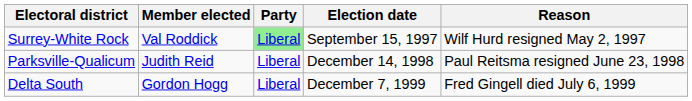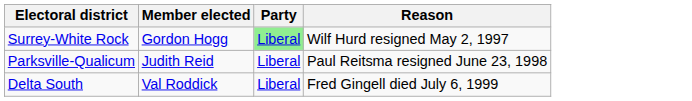- column: (372, 15)
(180, 38) Val Roddick -> (185, 38) Gordon Hogg
(185, 84) Gordon Hogg -> (180, 84) Val Roddick
